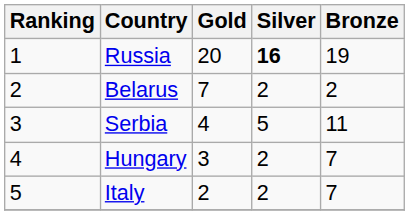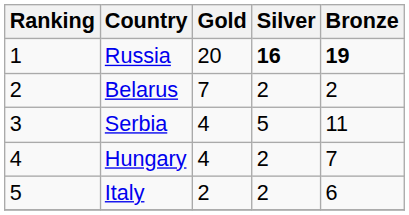(338, 55) normal -> (338, 55) bold
(204, 158) 3 -> (204, 158) 4
(332, 192) 7 -> (332, 192) 6
